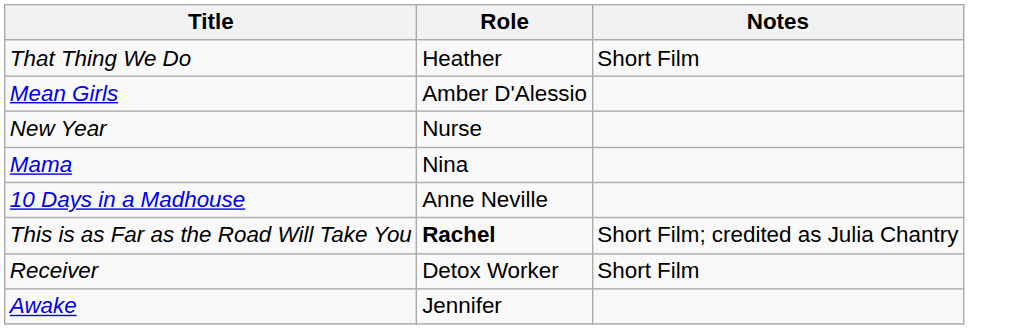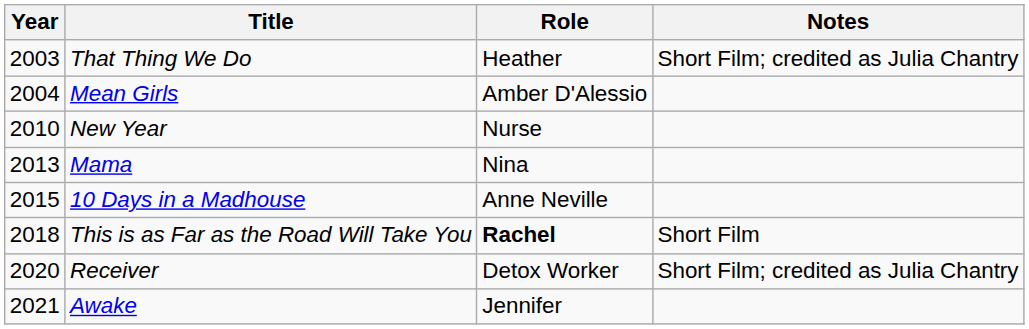+ column: (35, 22)
(648, 57) Short Film -> (838, 57) Short Film; credited as Julia Chantry
(778, 235) Short Film; credited as Julia Chantry -> (709, 235) Short Film
(648, 270) Short Film -> (838, 270) Short Film; credited as Julia Chantry
